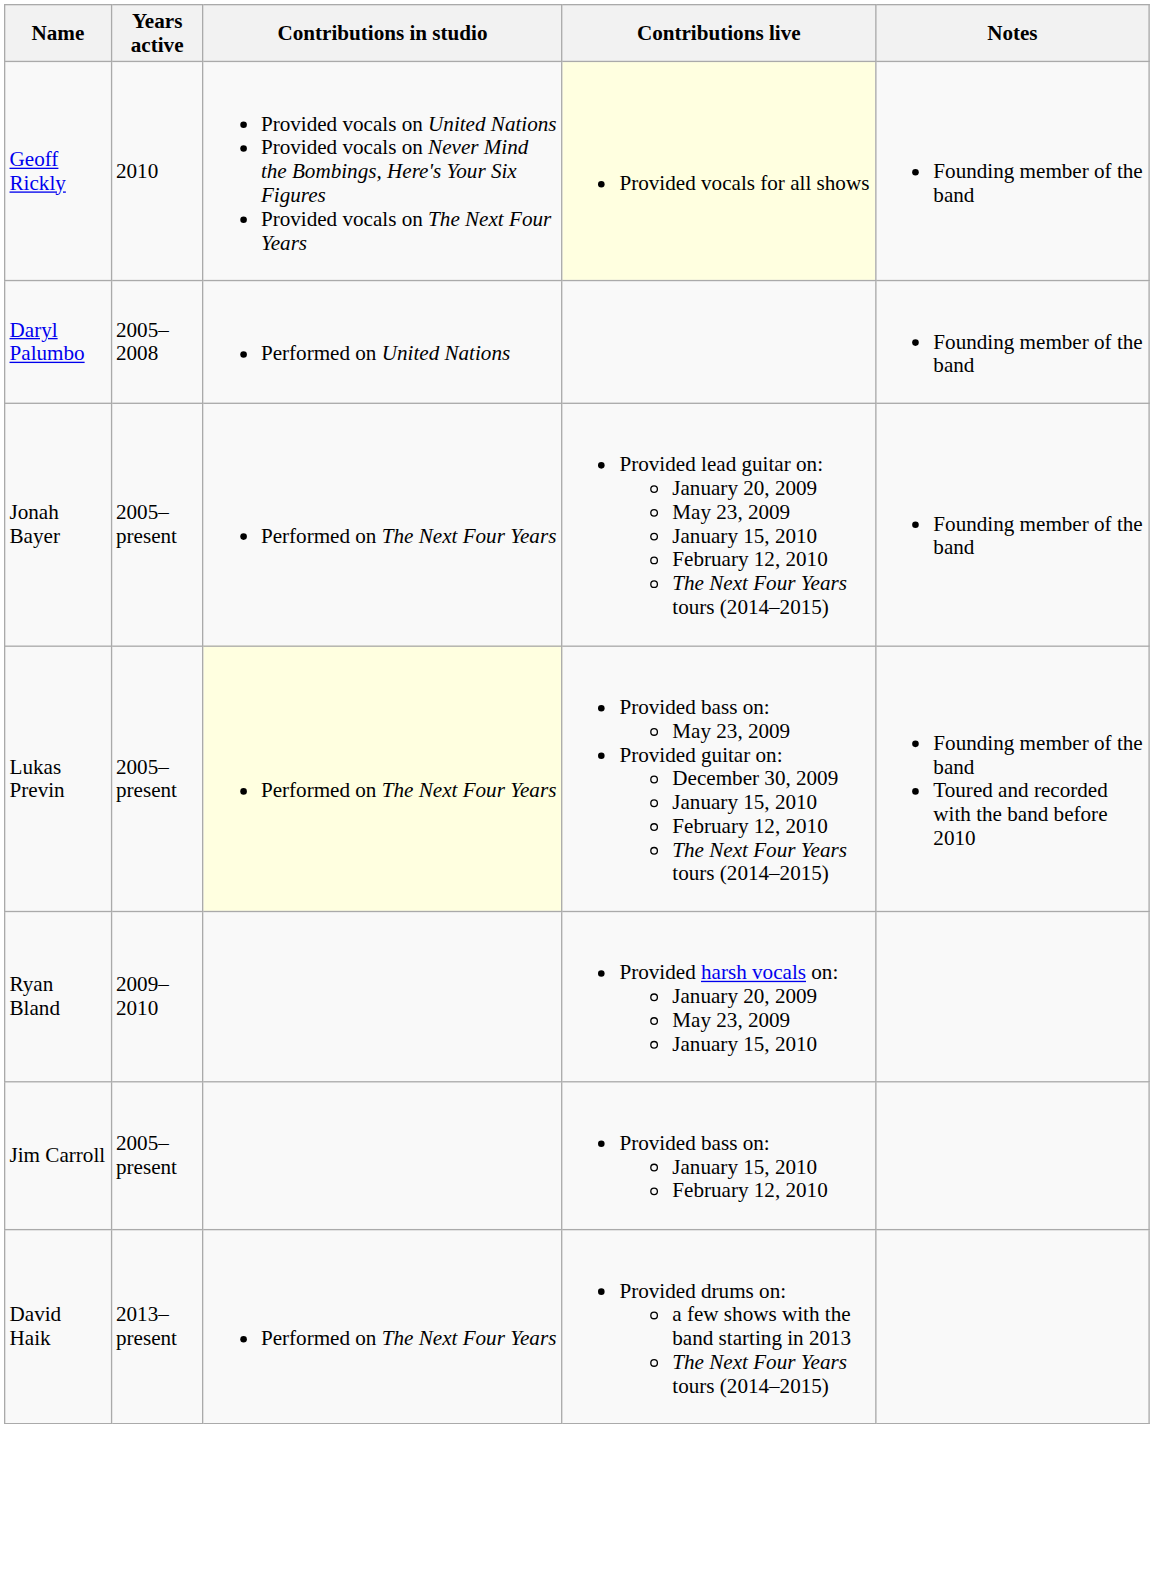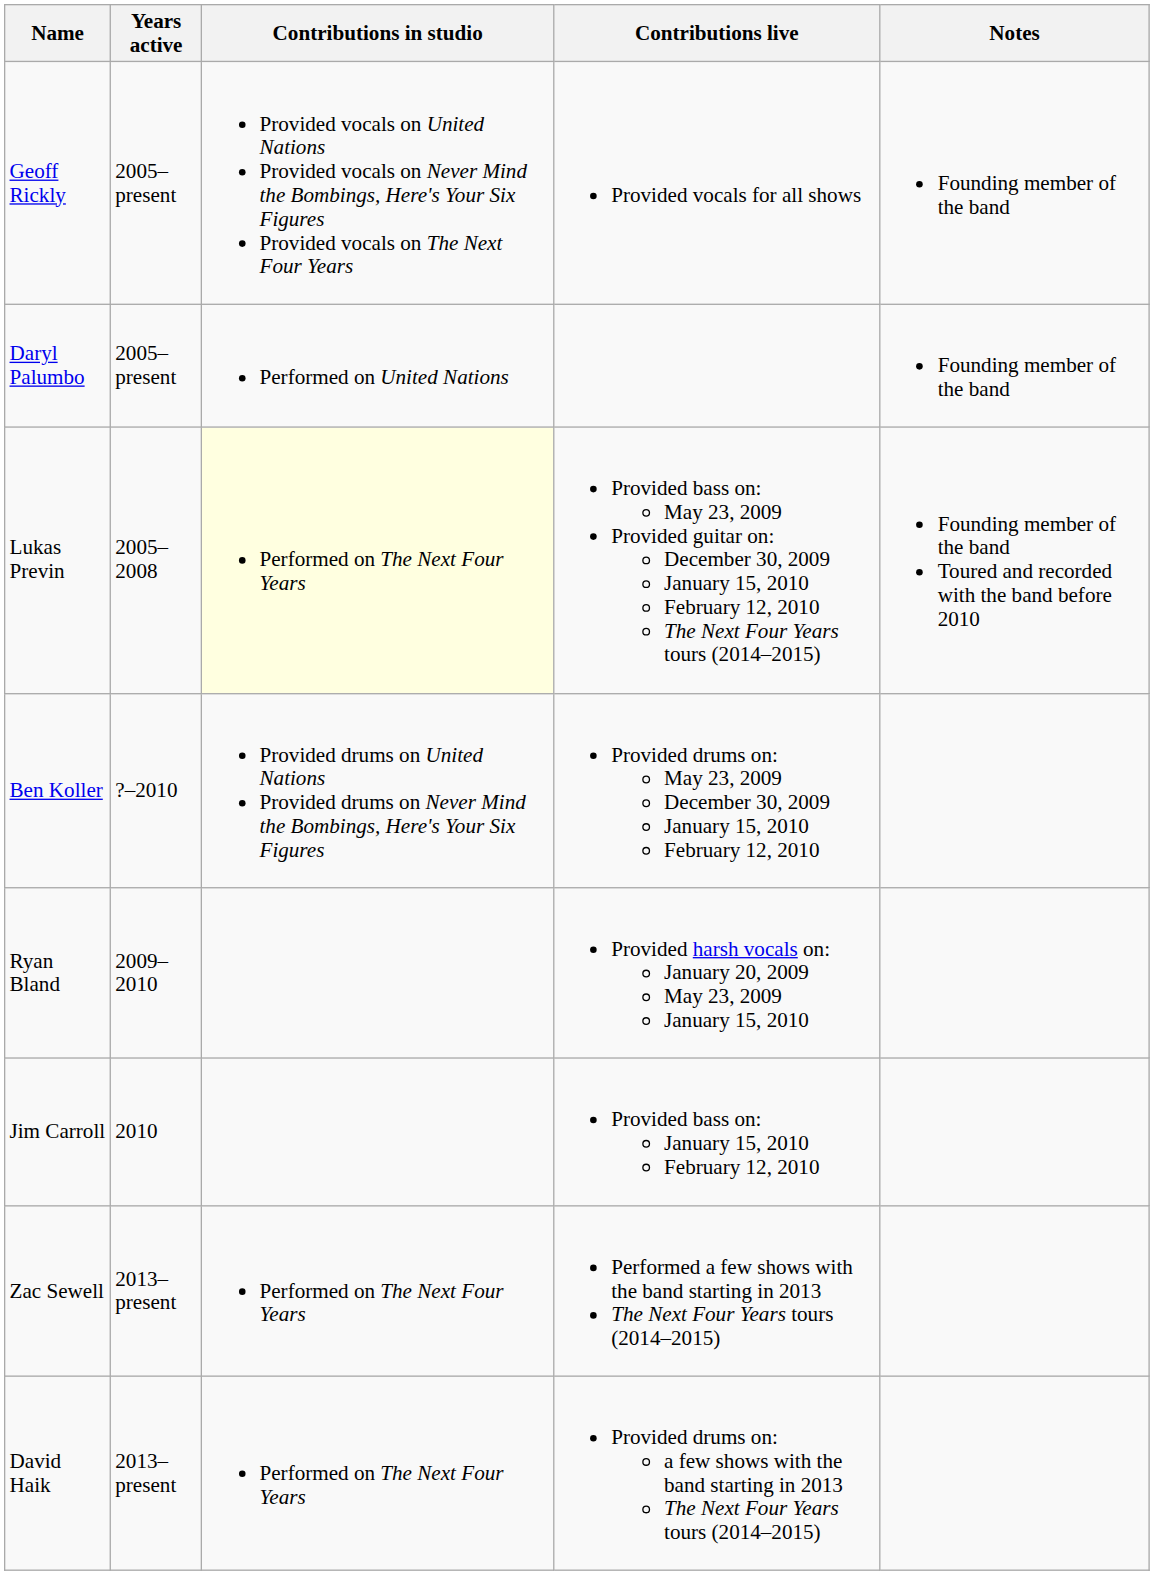(137, 170) 2010 -> (146, 182) 2005–present
(719, 183) lightyellow background -> (717, 195) no background
(142, 341) 2005–2008 -> (146, 365) 2005–present
- row: (35, 524)
(146, 778) 2005–present -> (142, 559) 2005–2008
+ row: (56, 790)
(146, 1155) 2005–present -> (136, 1131) 2010
+ row: (57, 1290)
